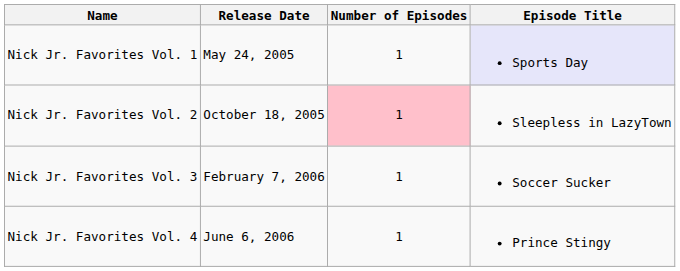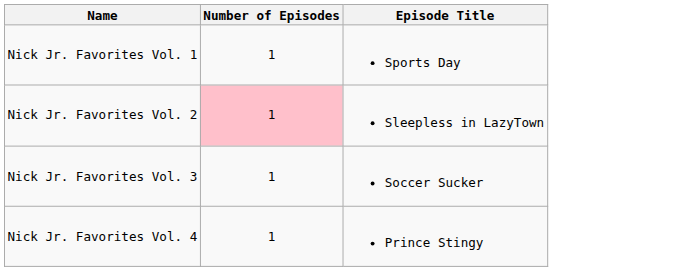- column: (264, 15)
(573, 62) lavender background -> (445, 62) no background
